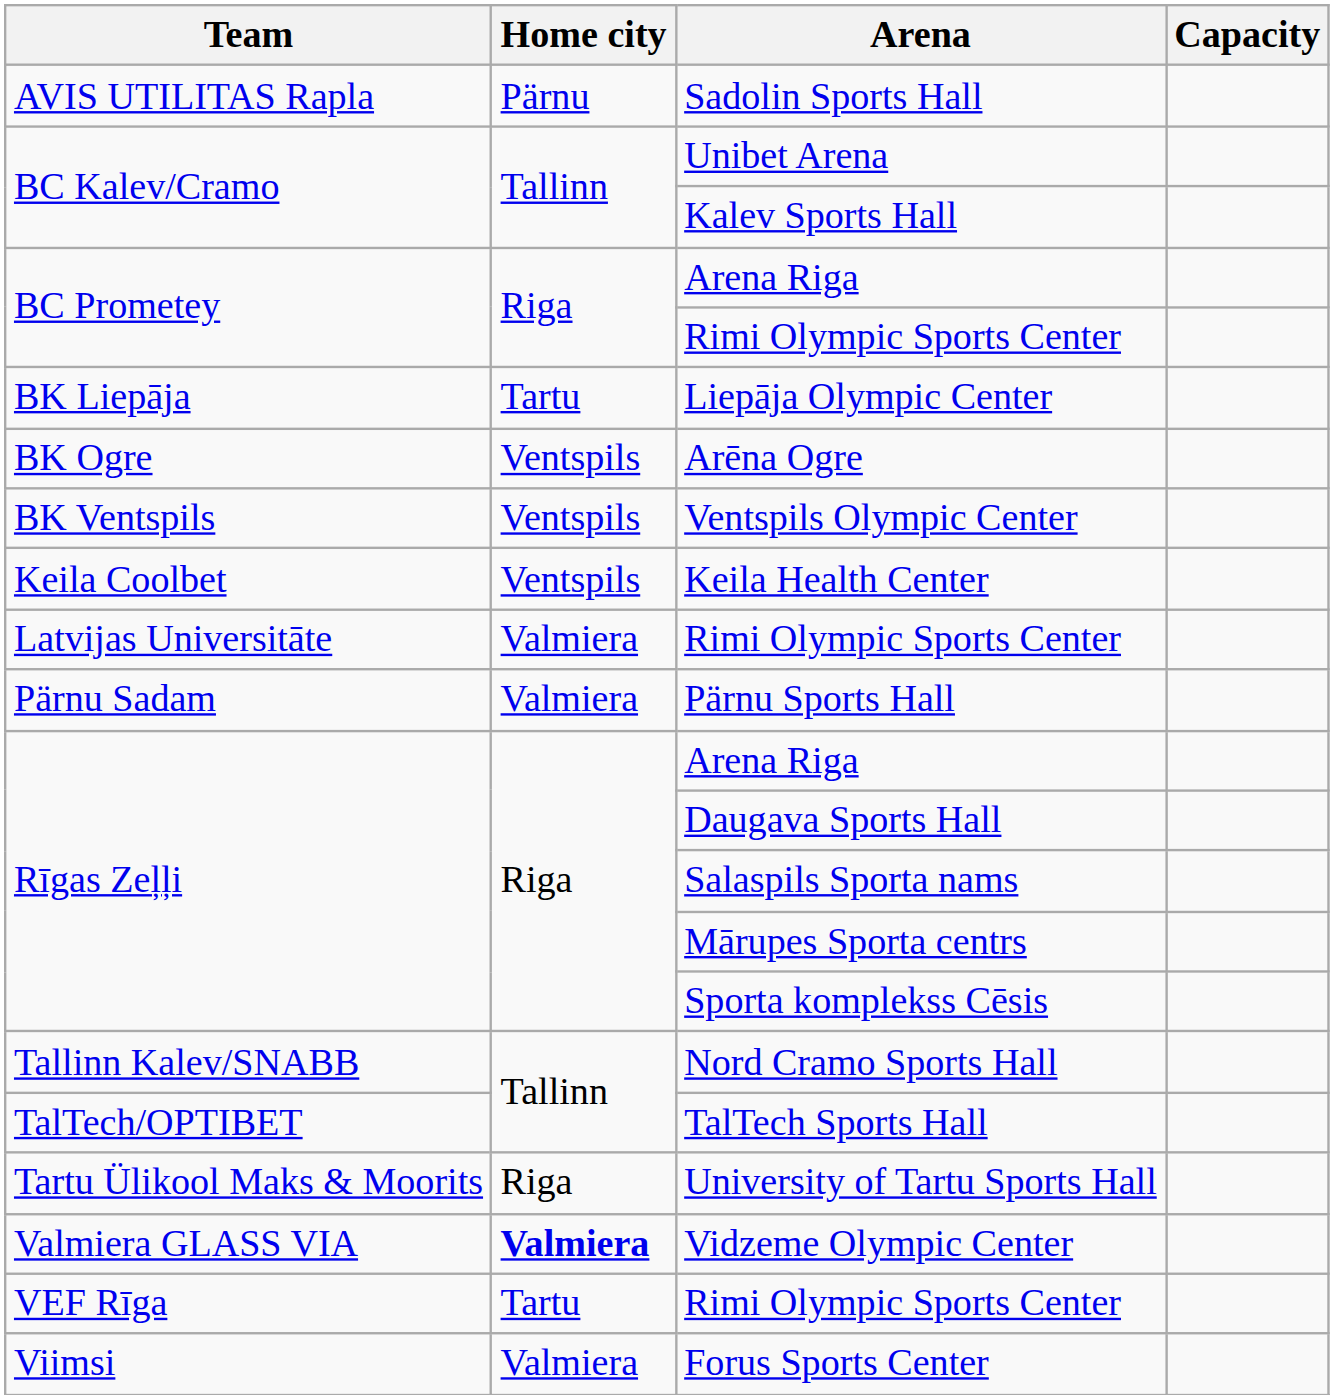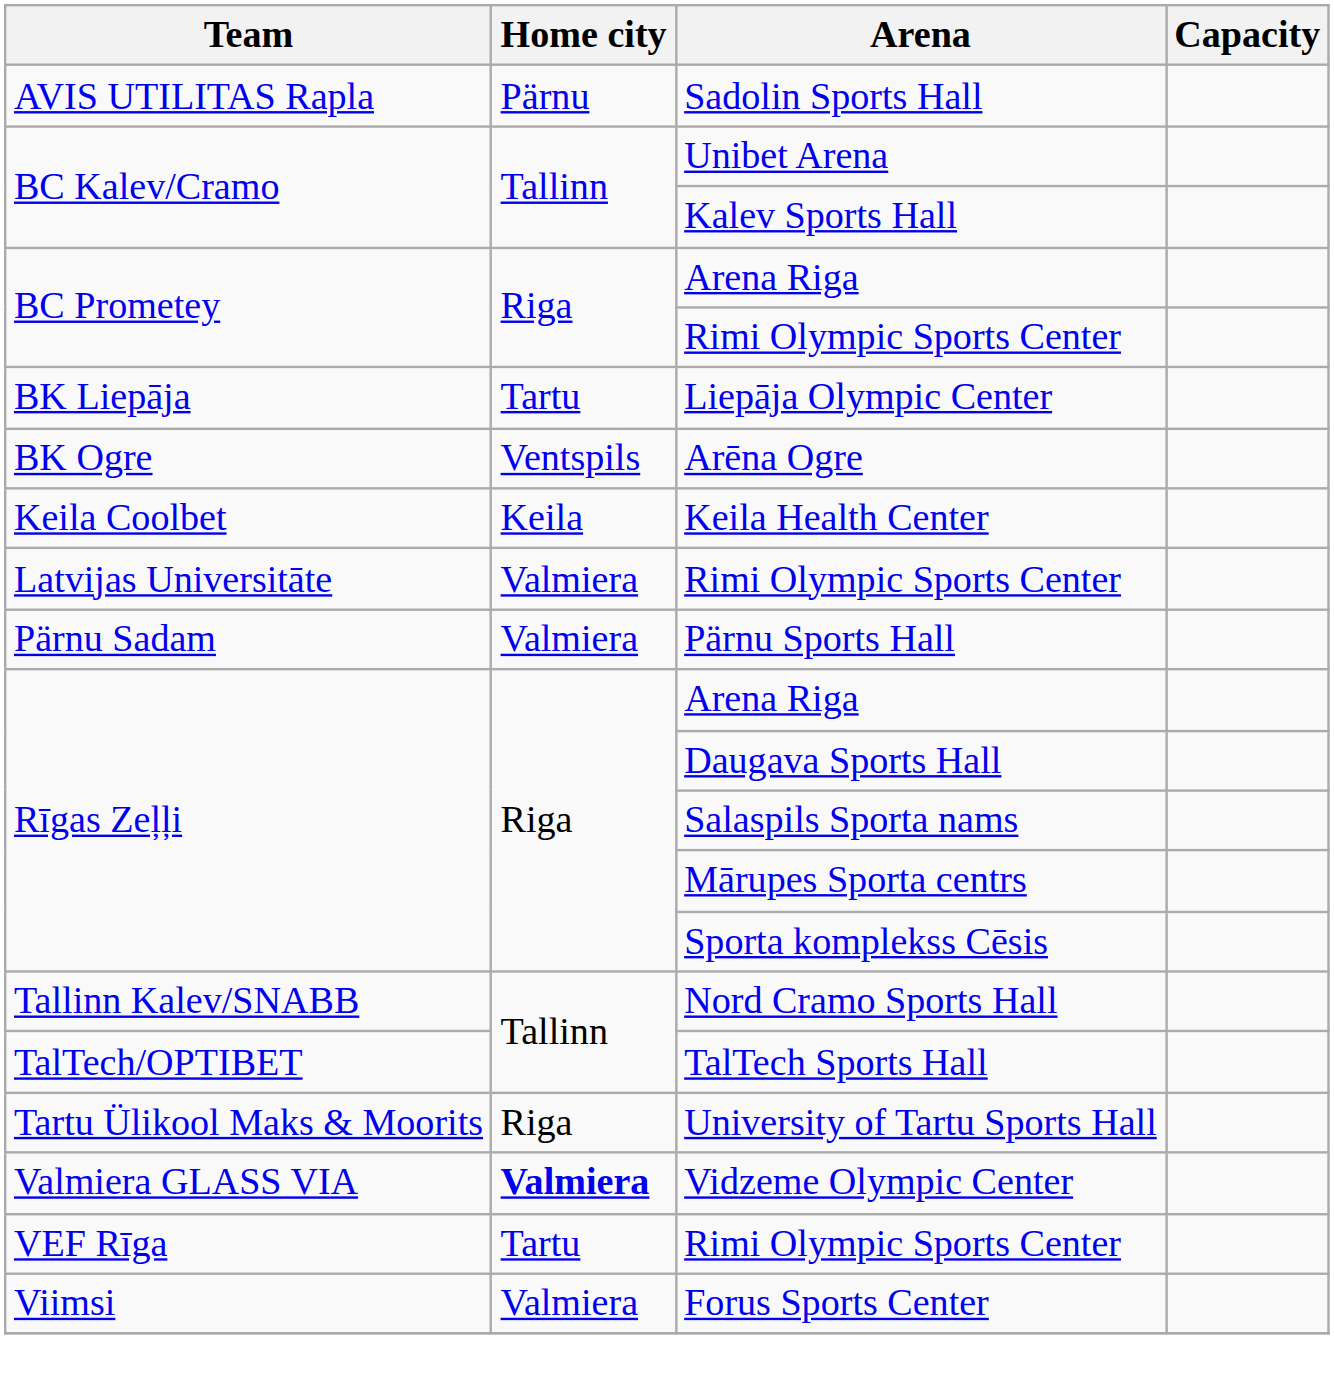- row: (115, 517)
(570, 578) Ventspils -> (542, 517) Keila
